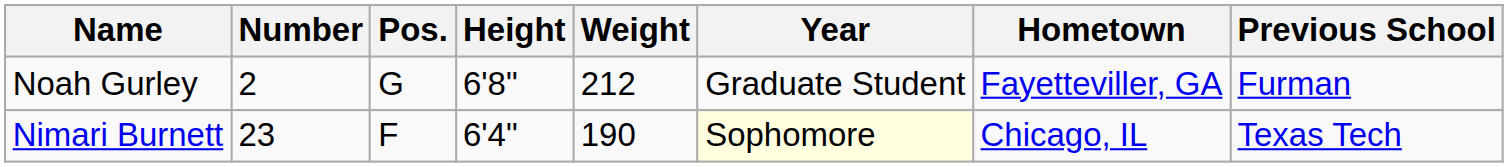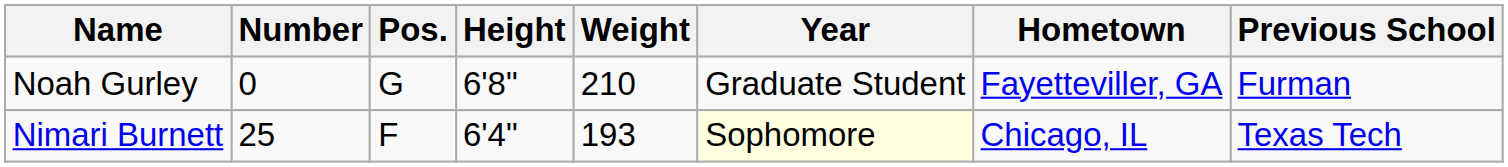(248, 82) 2 -> (248, 82) 0
(608, 82) 212 -> (608, 82) 210
(257, 135) 23 -> (257, 135) 25
(608, 135) 190 -> (608, 135) 193
